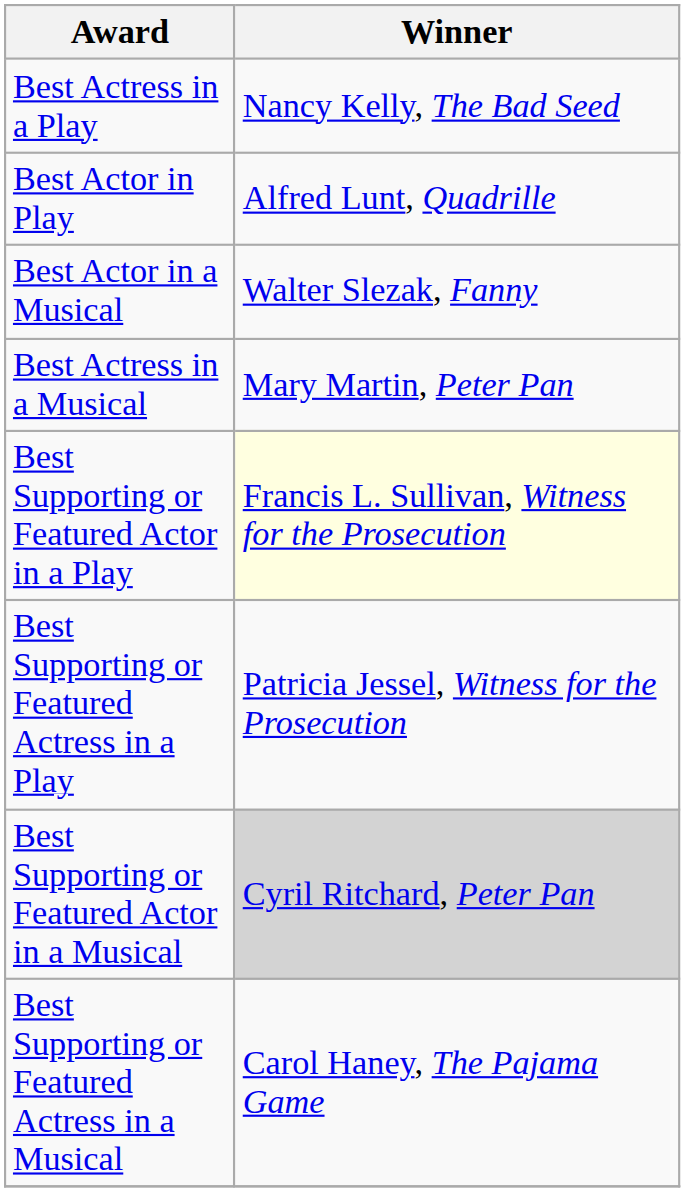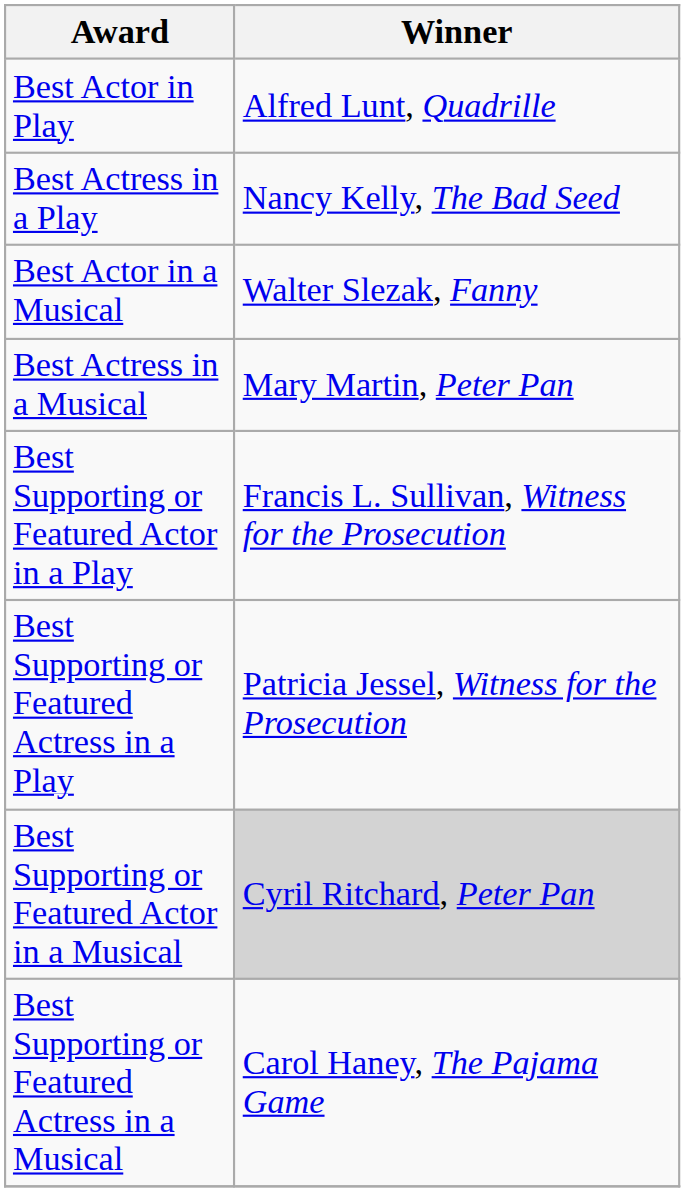rows swapped: (103, 198) <-> (116, 105)
(434, 515) lightyellow background -> (434, 515) no background
